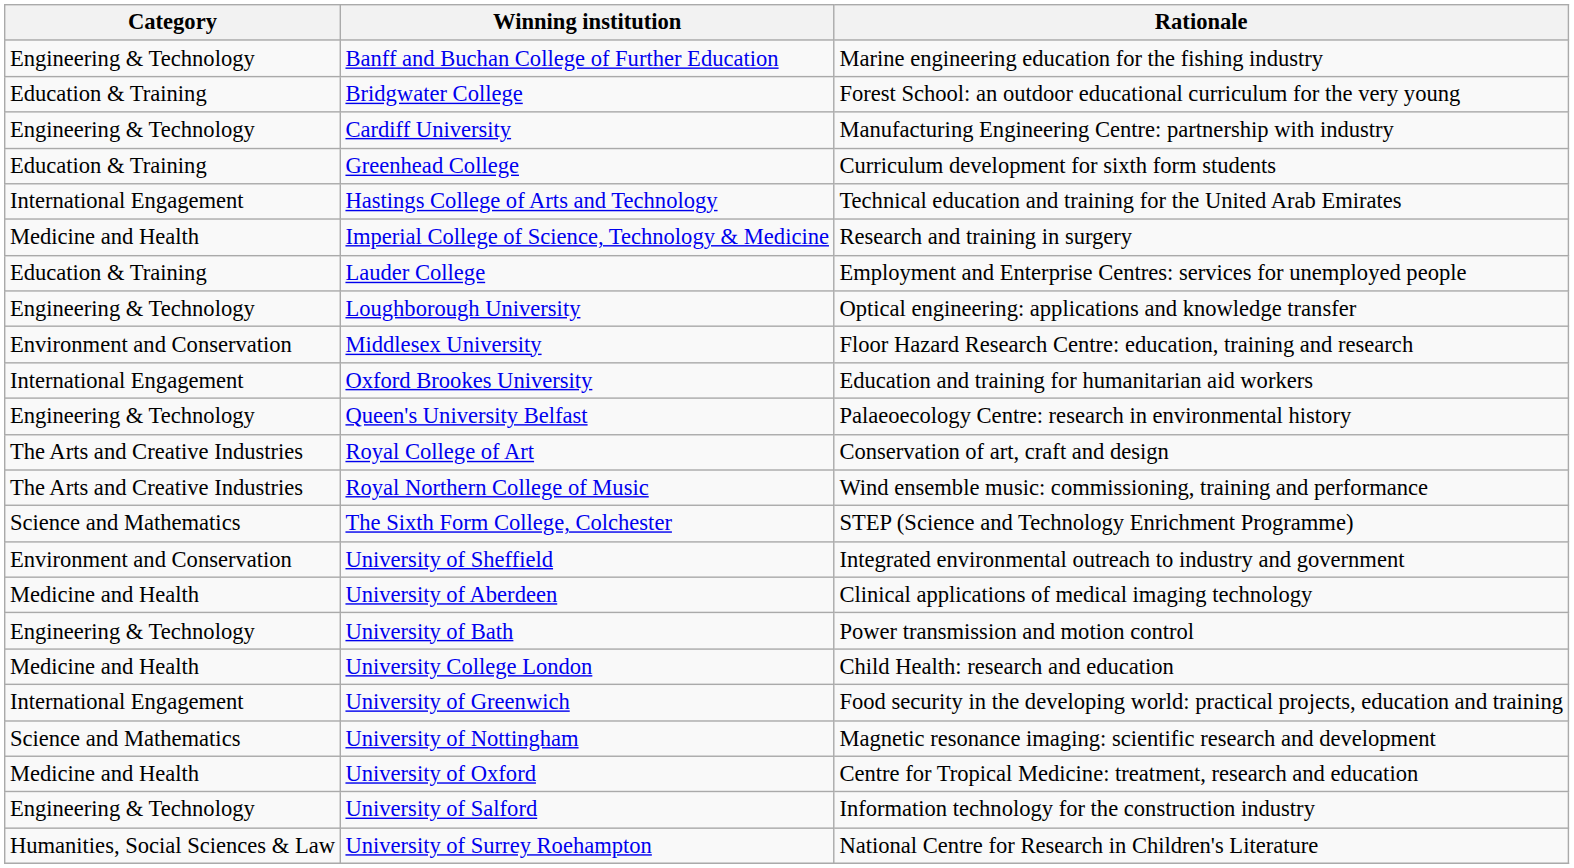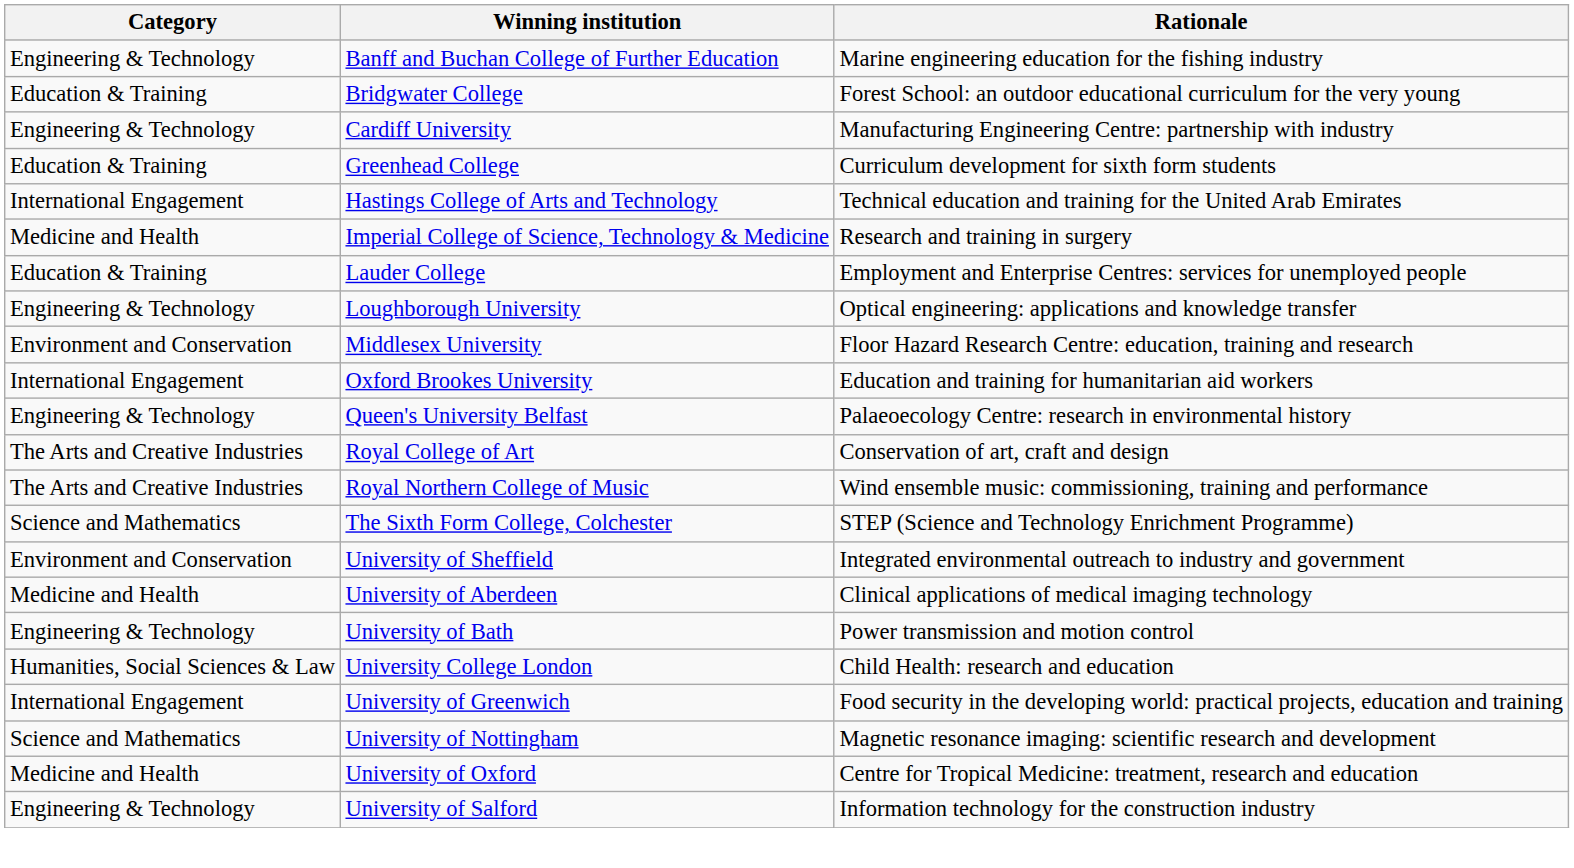(104, 666) Medicine and Health -> (172, 666) Humanities, Social Sciences & Law
- row: (499, 845)
